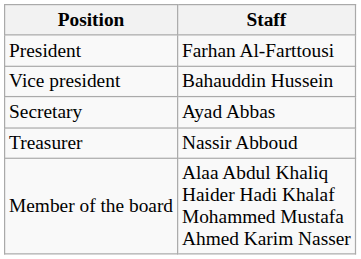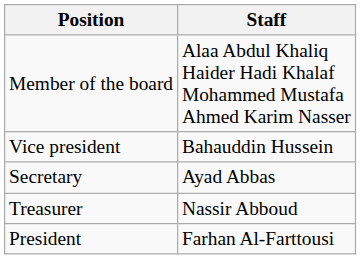rows swapped: (45, 50) <-> (91, 206)
